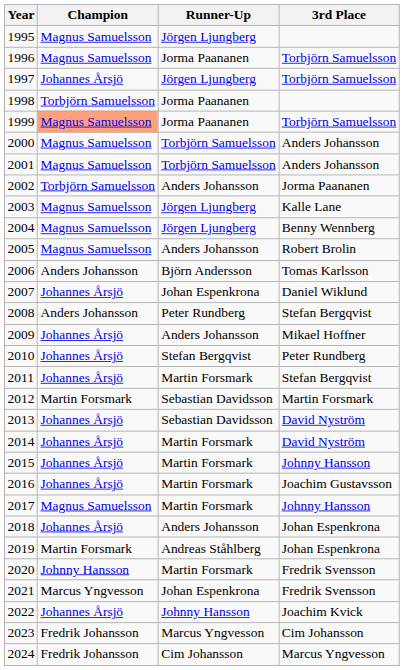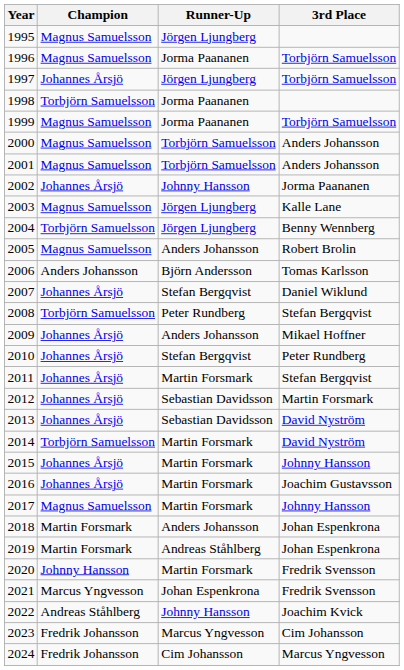(96, 121) lightsalmon background -> (96, 121) no background
(98, 185) Torbjörn Samuelsson -> (82, 185) Johannes Årsjö
(210, 185) Anders Johansson -> (205, 185) Johnny Hansson
(96, 228) Magnus Samuelsson -> (98, 228) Torbjörn Samuelsson
(210, 292) Johan Espenkrona -> (206, 292) Stefan Bergqvist
(89, 313) Anders Johansson -> (98, 313) Torbjörn Samuelsson
(86, 398) Martin Forsmark -> (82, 398) Johannes Årsjö
(82, 441) Johannes Årsjö -> (98, 441) Torbjörn Samuelsson
(82, 526) Johannes Årsjö -> (86, 526) Martin Forsmark
(82, 611) Johannes Årsjö -> (90, 611) Andreas Ståhlberg
